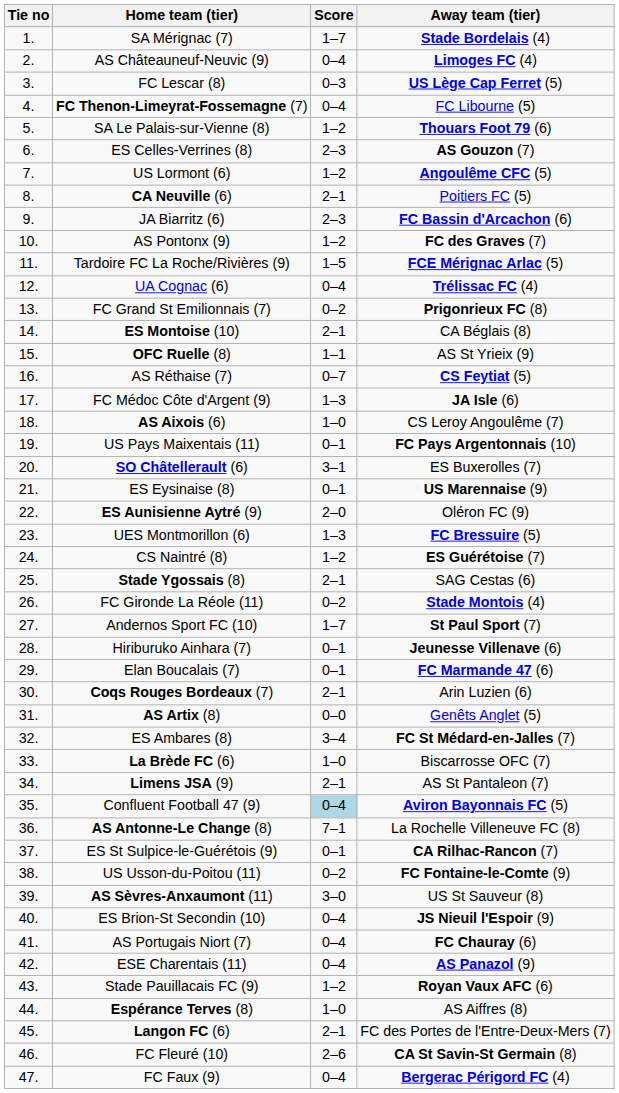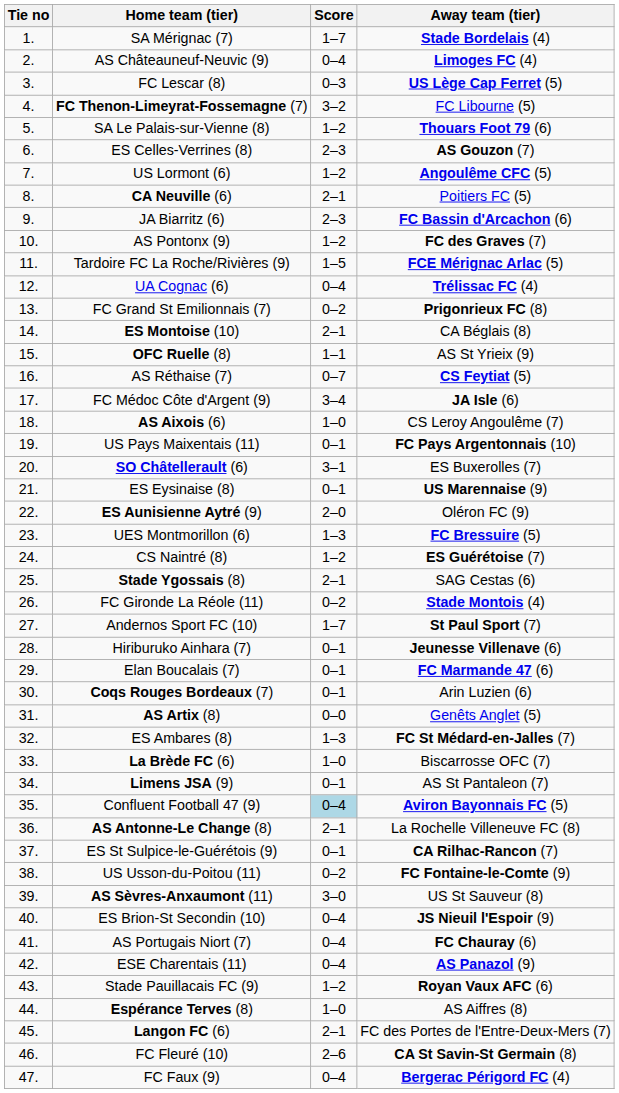(334, 106) 0–4 -> (334, 106) 3–2
(334, 399) 1–3 -> (334, 399) 3–4
(334, 693) 2–1 -> (334, 693) 0–1
(334, 738) 3–4 -> (334, 738) 1–3
(334, 783) 2–1 -> (334, 783) 0–1
(334, 828) 7–1 -> (334, 828) 2–1
